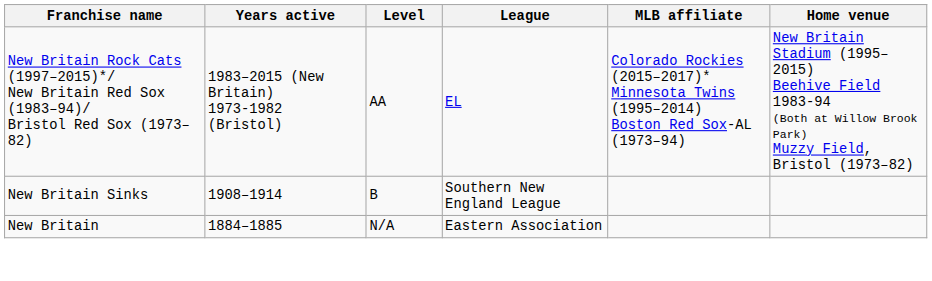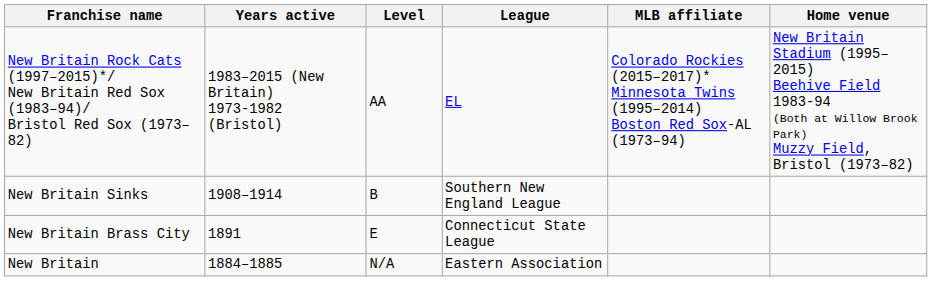+ row: (99, 234)
